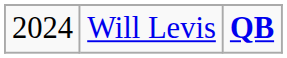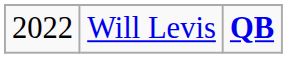(43, 28) 2024 -> (43, 28) 2022
